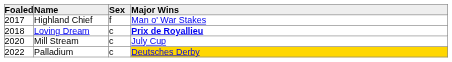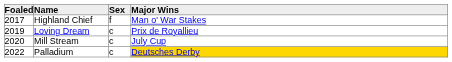(15, 31) 2018 -> (15, 31) 2019
(167, 31) bold -> (165, 31) normal
